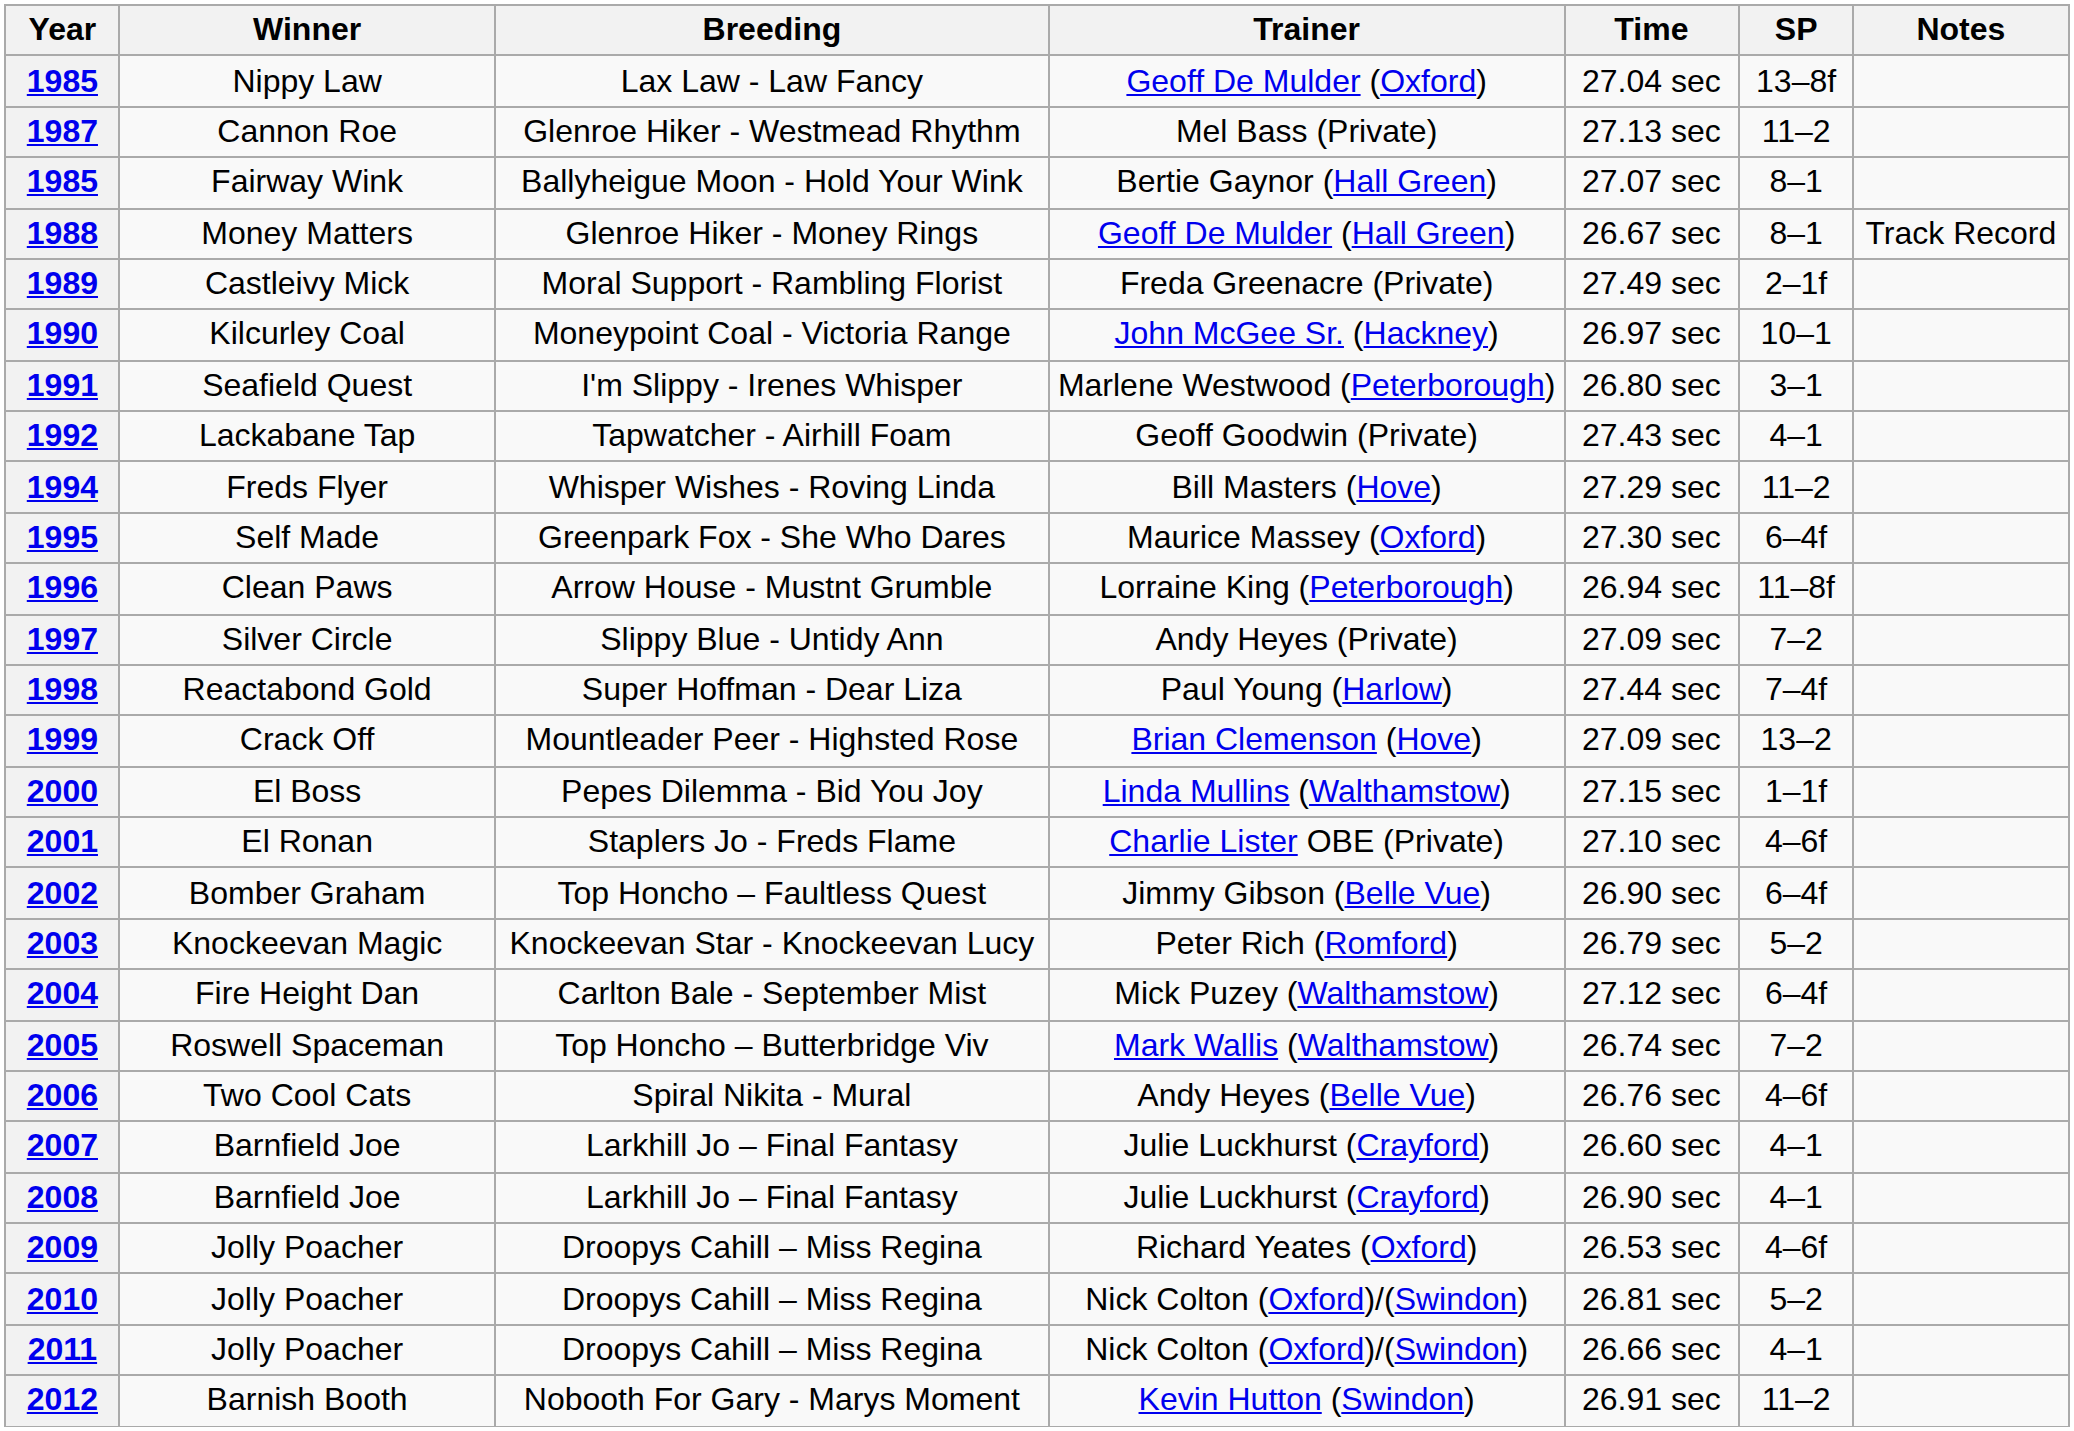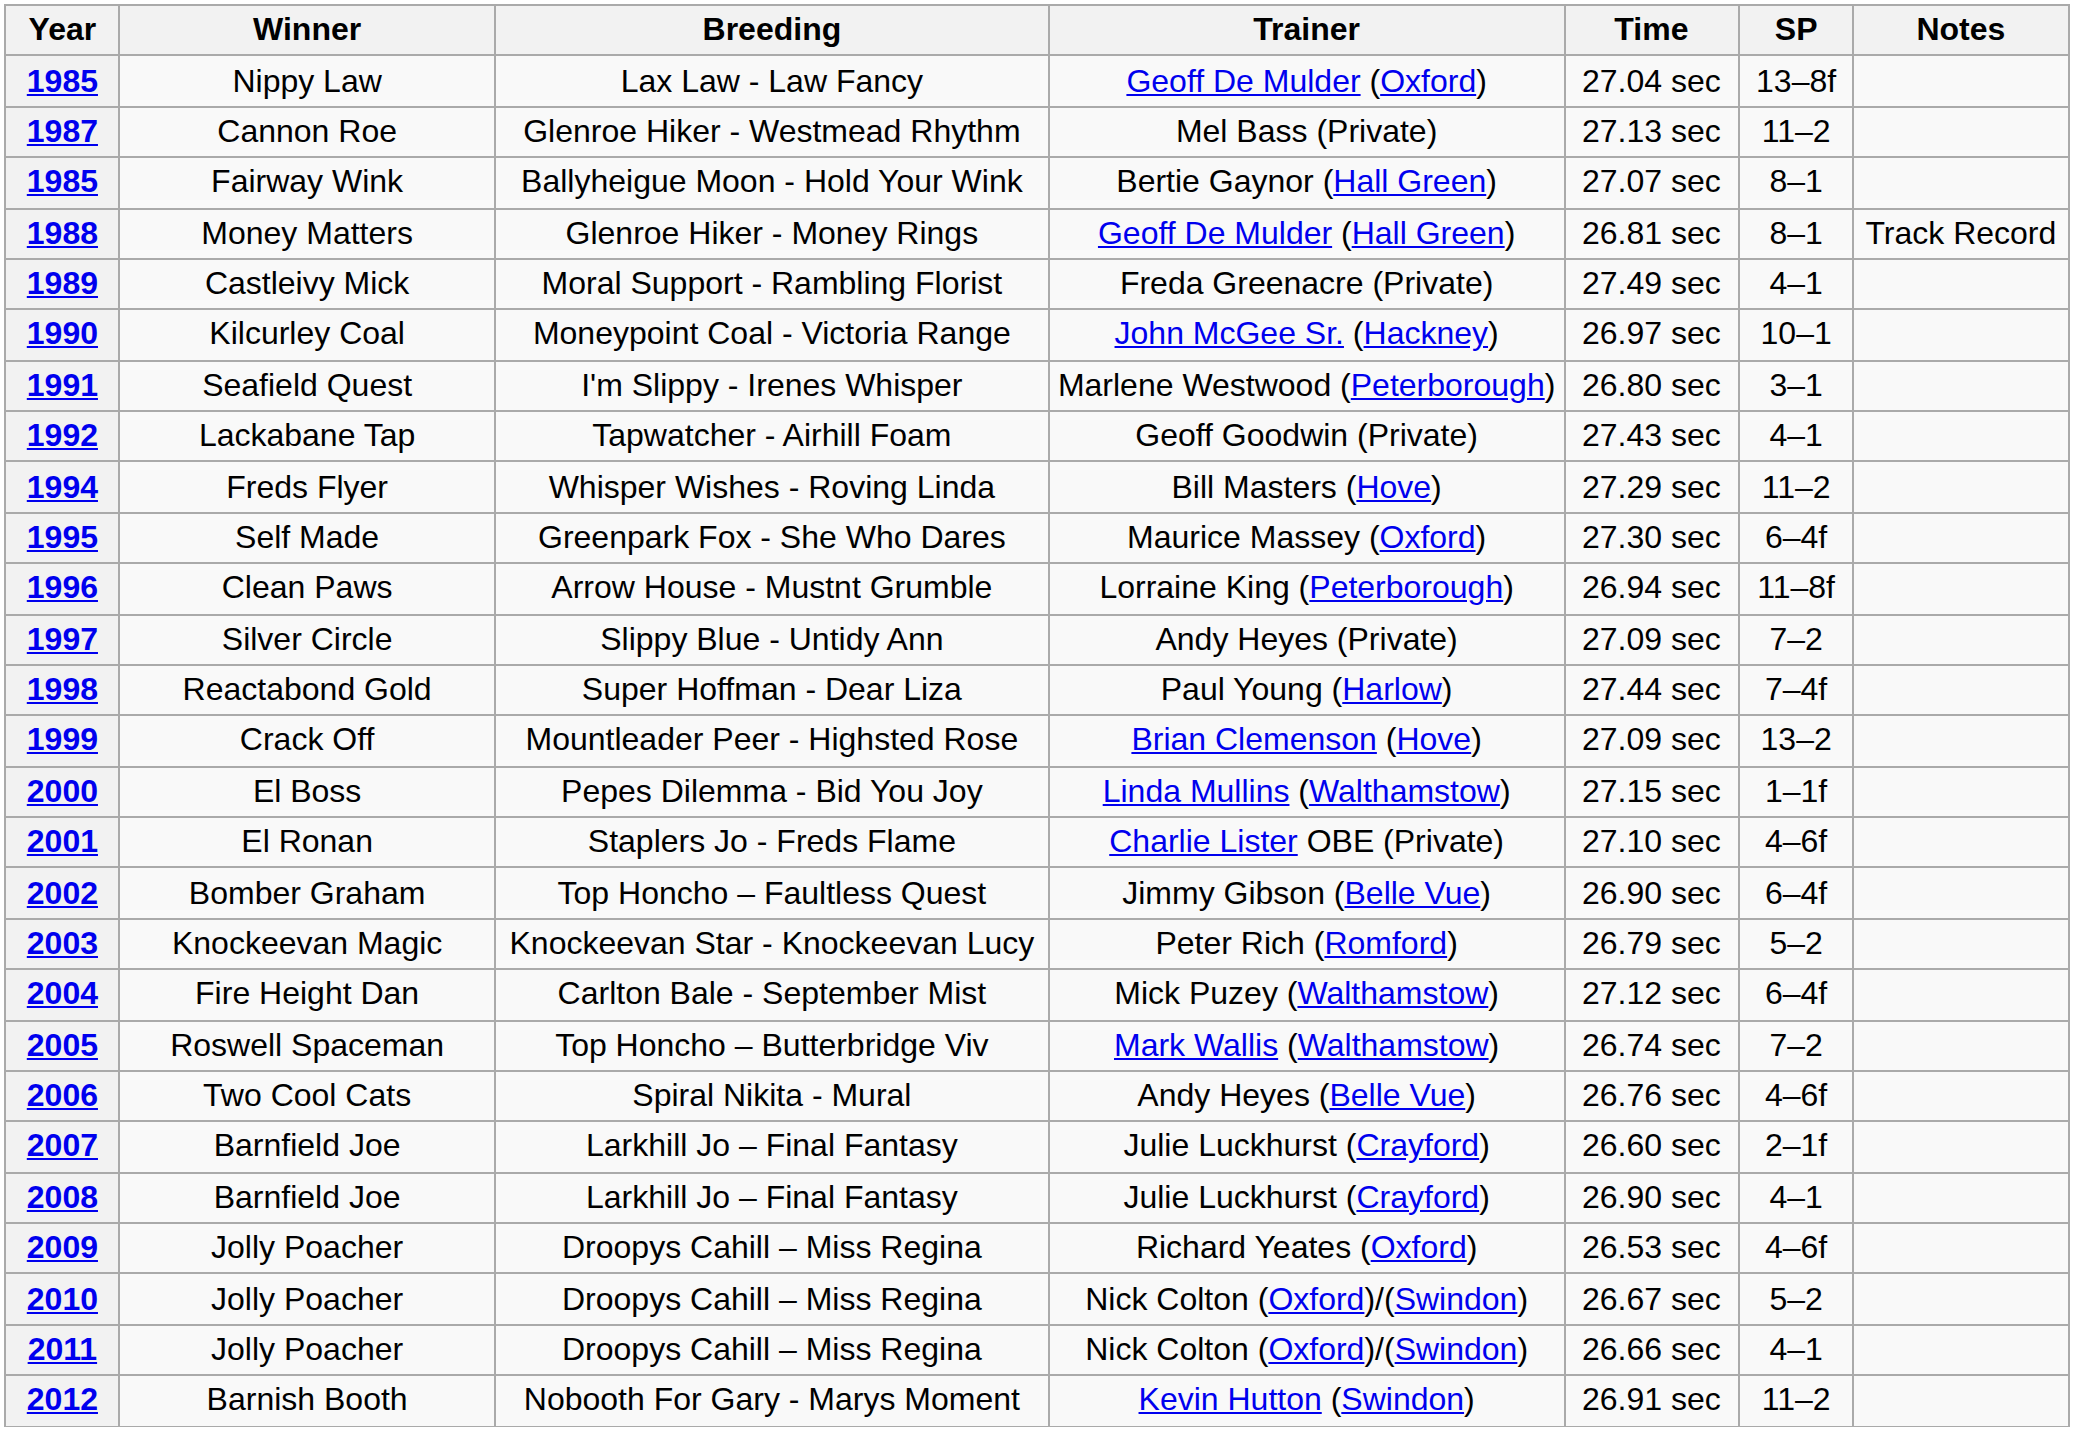(1651, 232) 26.67 sec -> (1651, 232) 26.81 sec
(1796, 283) 2–1f -> (1796, 283) 4–1
(1796, 1146) 4–1 -> (1796, 1146) 2–1f
(1651, 1298) 26.81 sec -> (1651, 1298) 26.67 sec
